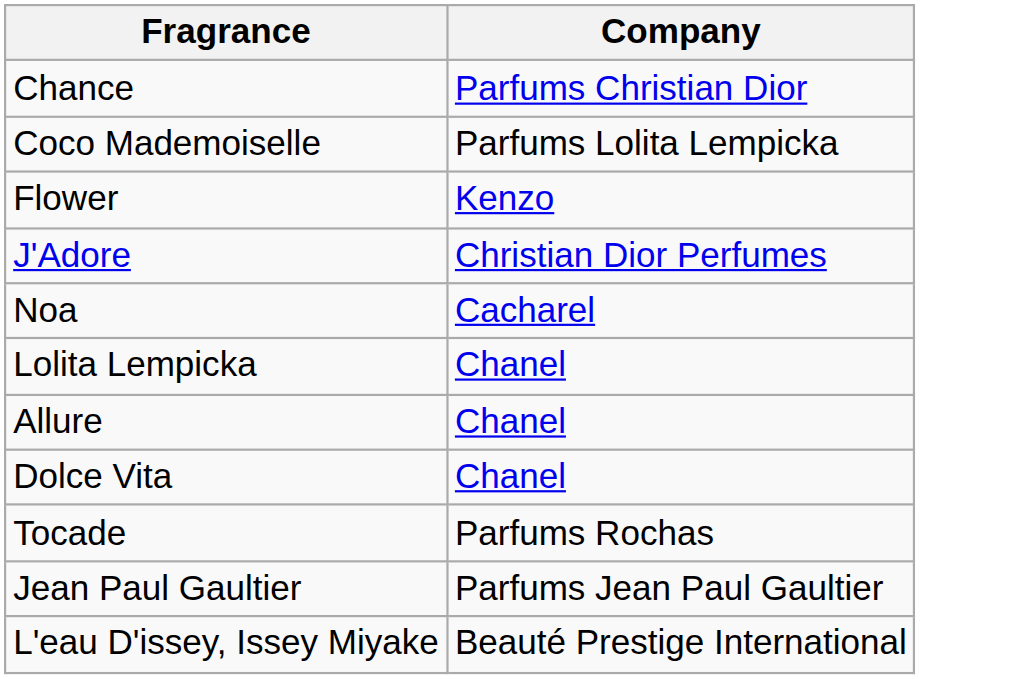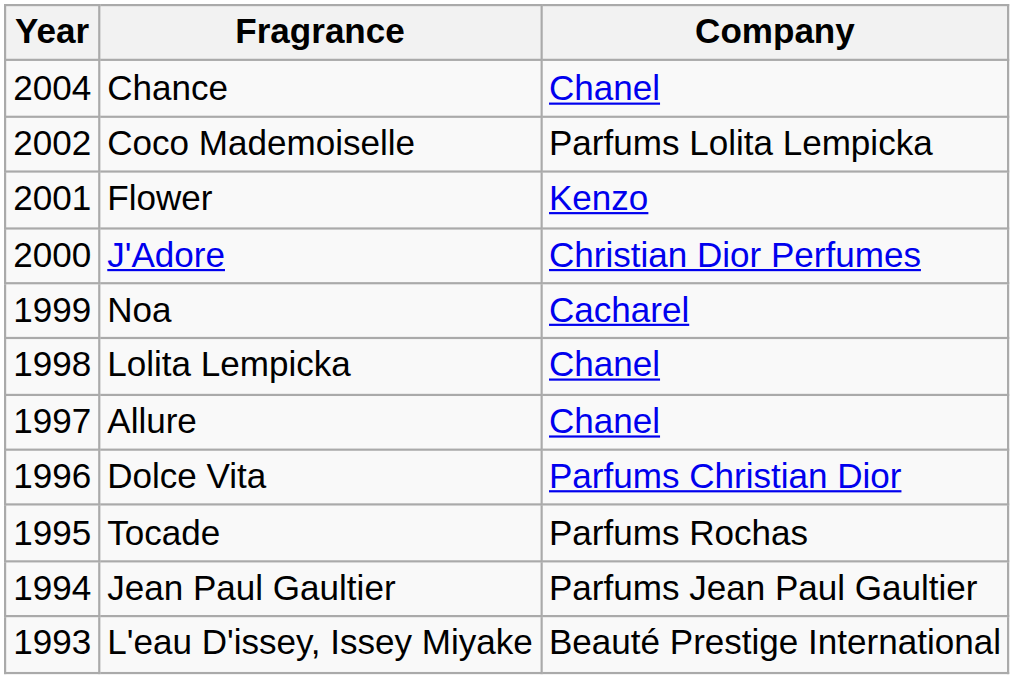+ column: (52, 32)
(631, 87) Parfums Christian Dior -> (605, 87) Chanel
(510, 476) Chanel -> (725, 476) Parfums Christian Dior
